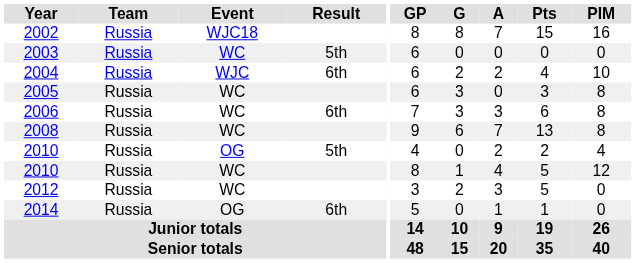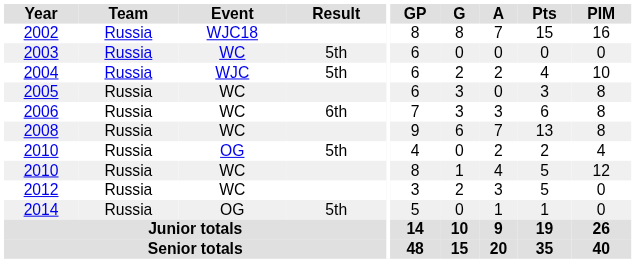(336, 72) 6th -> (336, 72) 5th
(336, 209) 6th -> (336, 209) 5th
